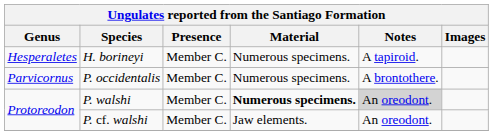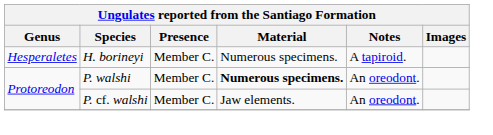- row: (122, 78)
(397, 99) lightgrey background -> (384, 78) no background
